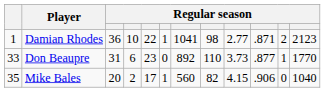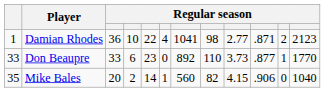(165, 39) 1 -> (165, 39) 4
(115, 58) 31 -> (115, 58) 33
(150, 77) 17 -> (150, 77) 14
